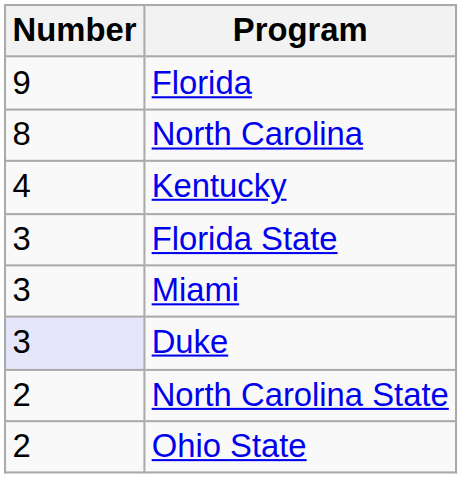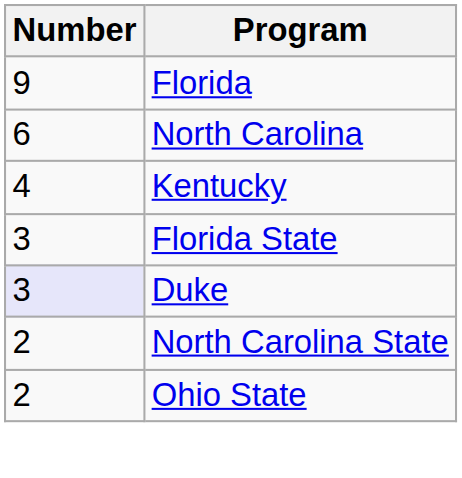(22, 134) 8 -> (22, 134) 6
- row: (195, 290)
